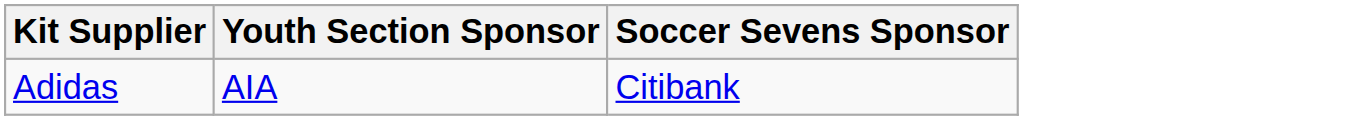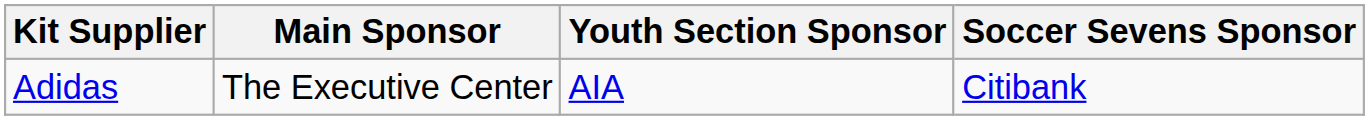+ column: (387, 31)
